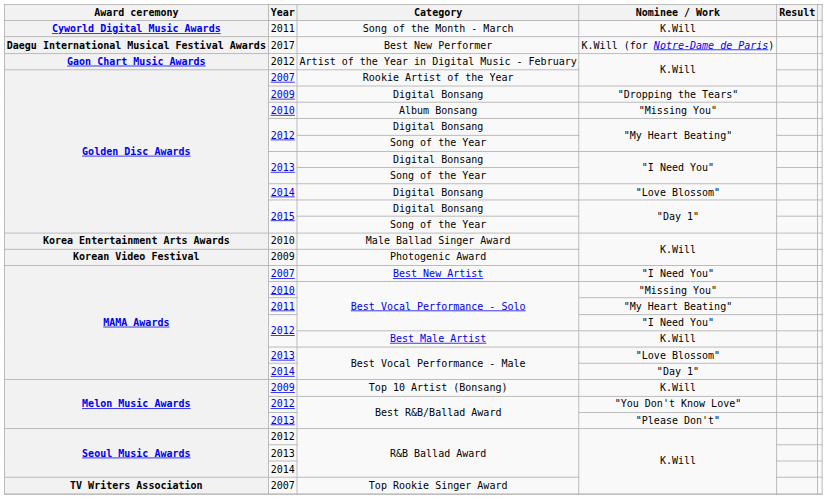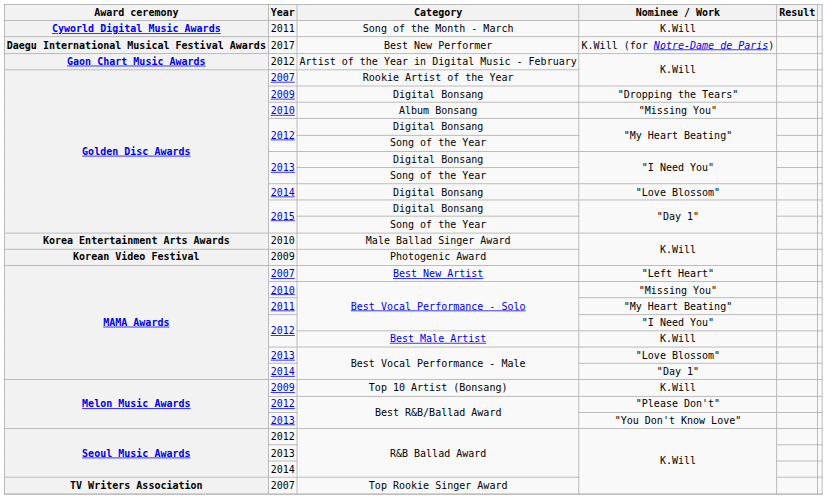(678, 274) "I Need You" -> (678, 274) "Left Heart"
(678, 404) "You Don't Know Love" -> (678, 404) "Please Don't"
(678, 420) "Please Don't" -> (678, 420) "You Don't Know Love"
